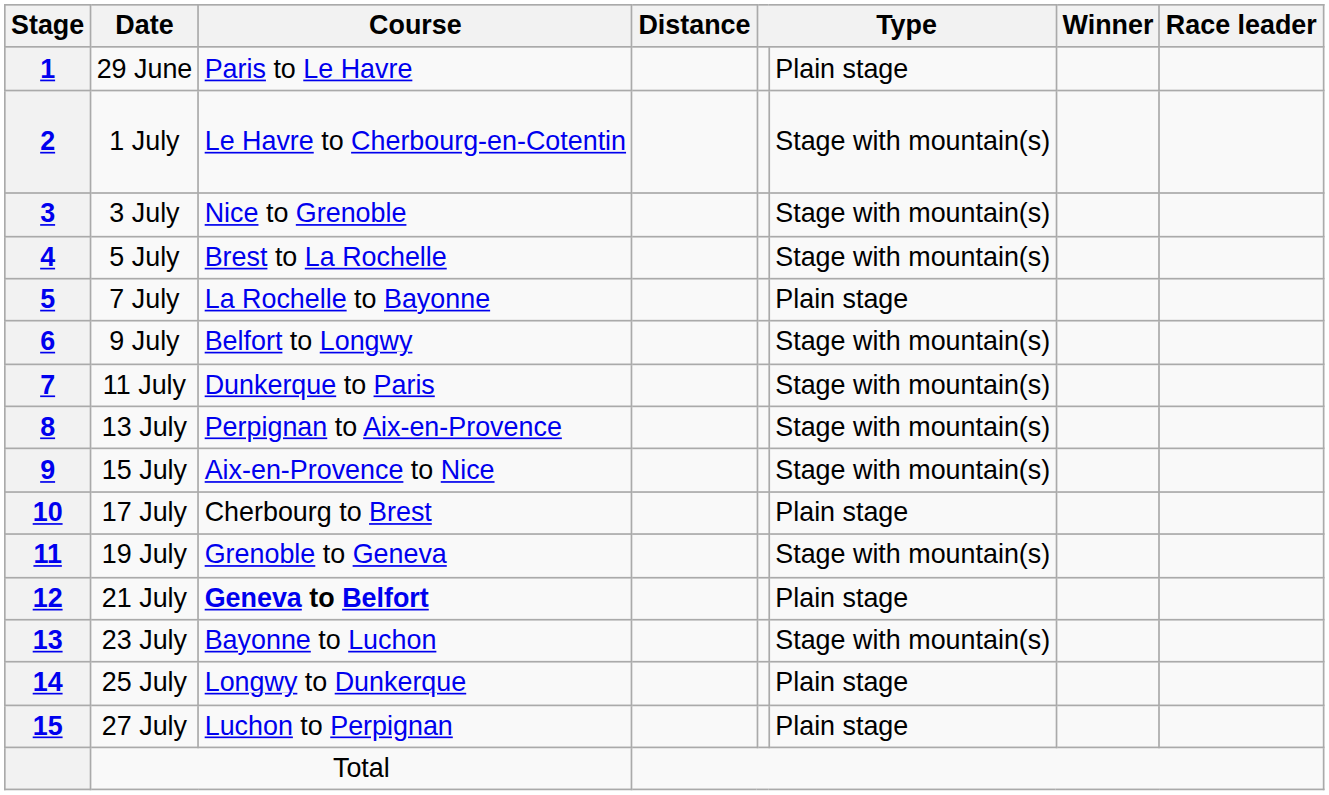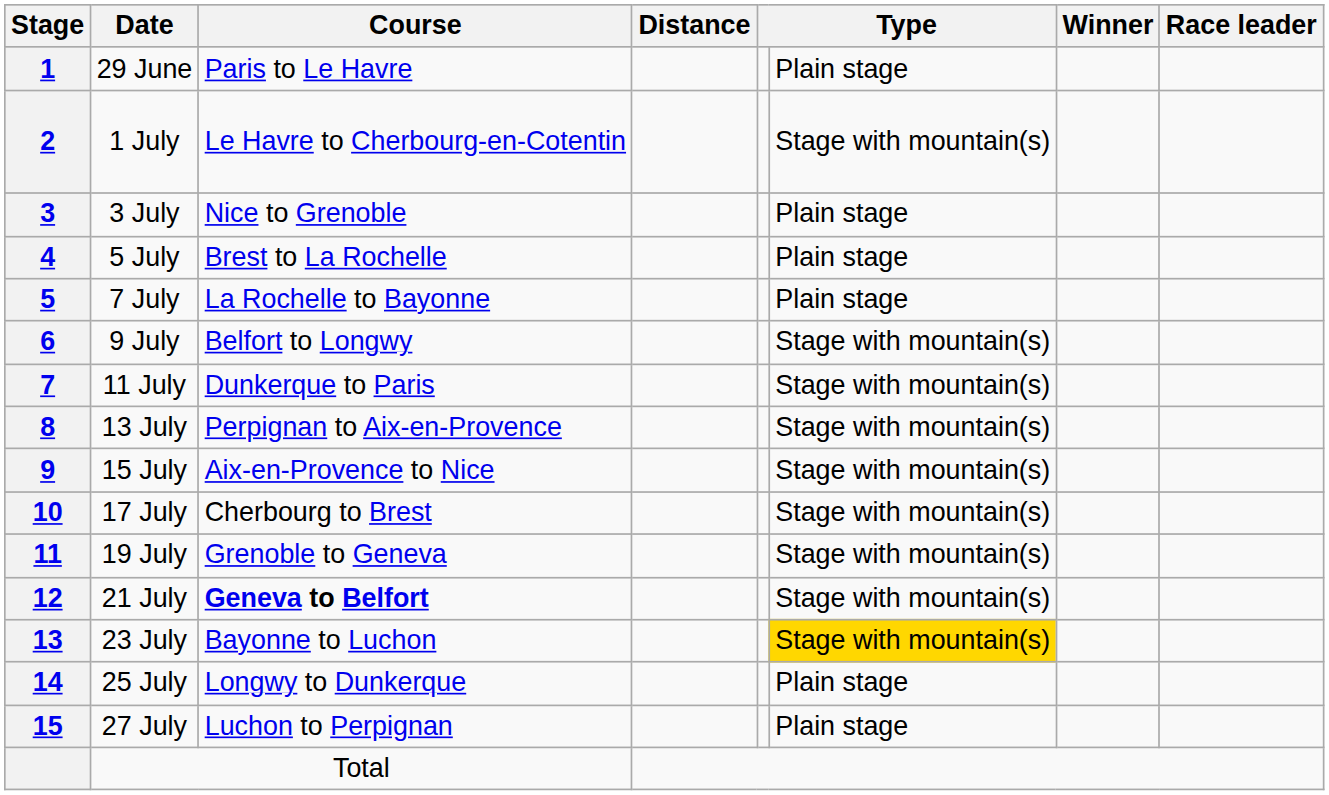(913, 214) Stage with mountain(s) -> (842, 214) Plain stage
(913, 256) Stage with mountain(s) -> (842, 256) Plain stage
(842, 512) Plain stage -> (913, 512) Stage with mountain(s)
(842, 597) Plain stage -> (913, 597) Stage with mountain(s)
(913, 640) no background -> (913, 640) gold background
